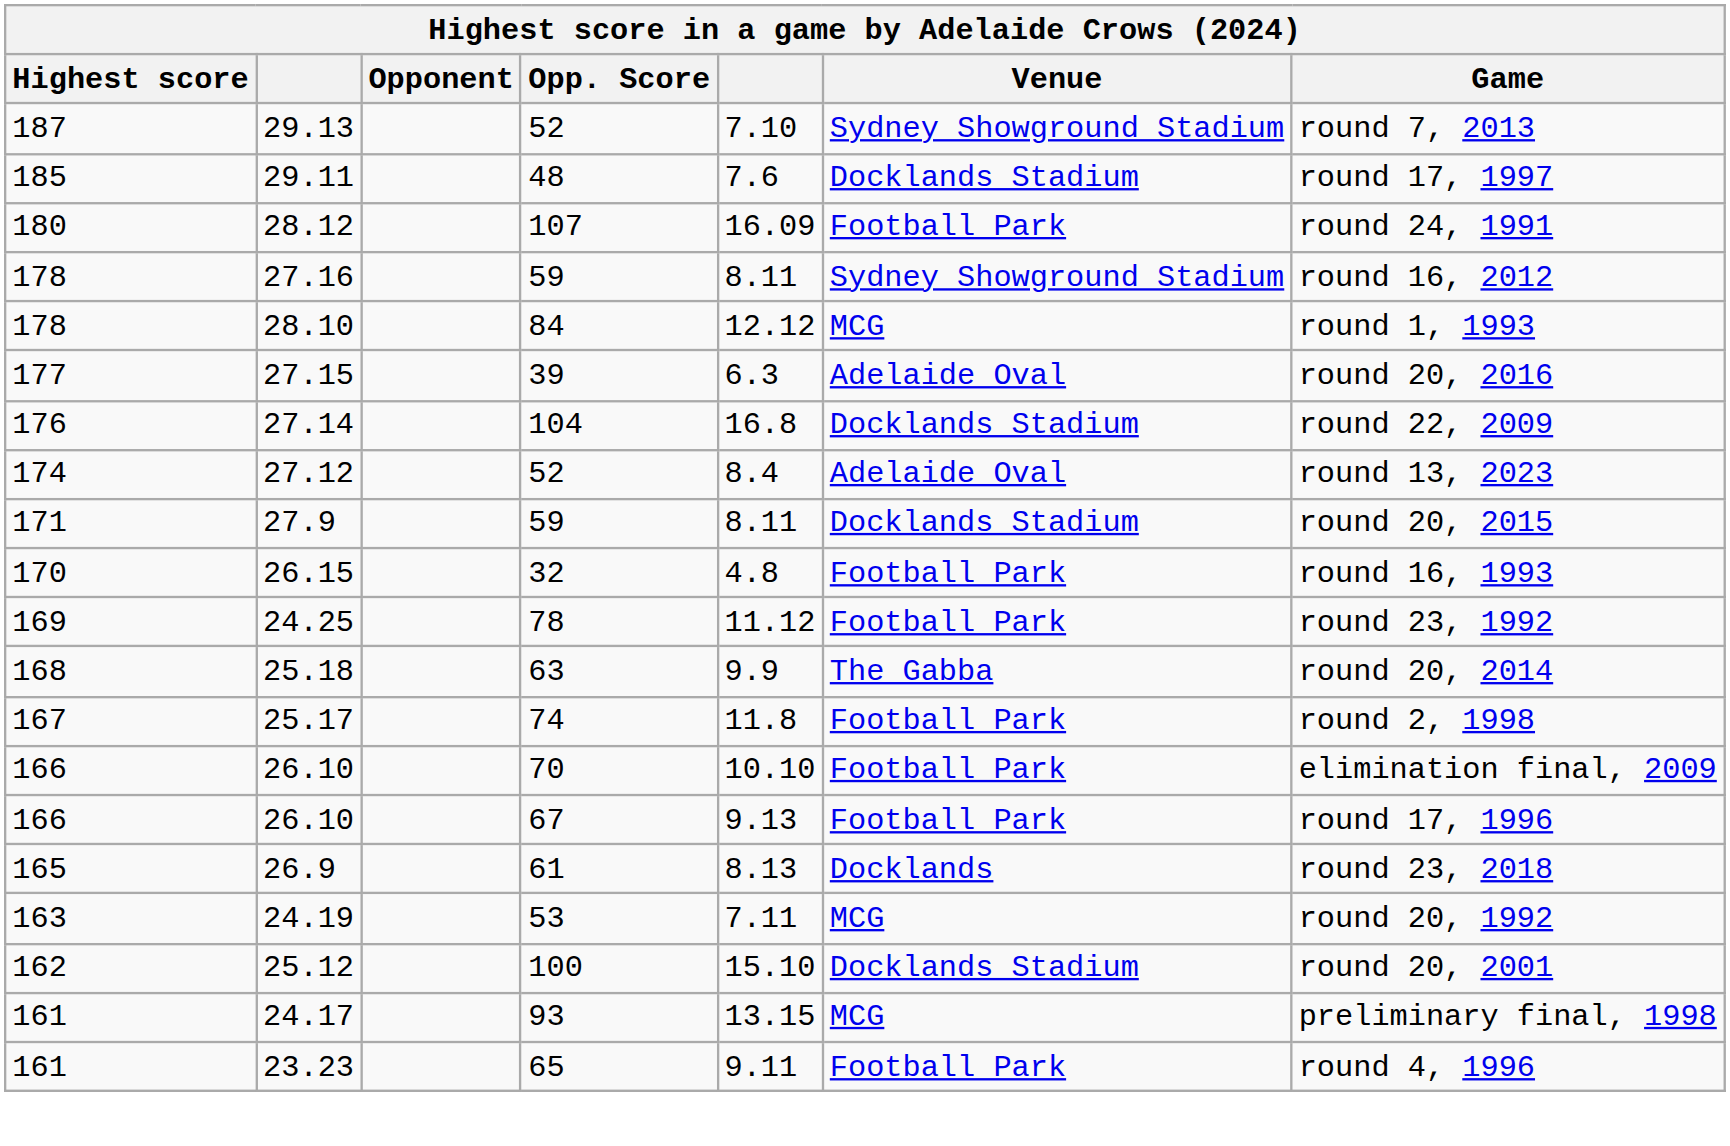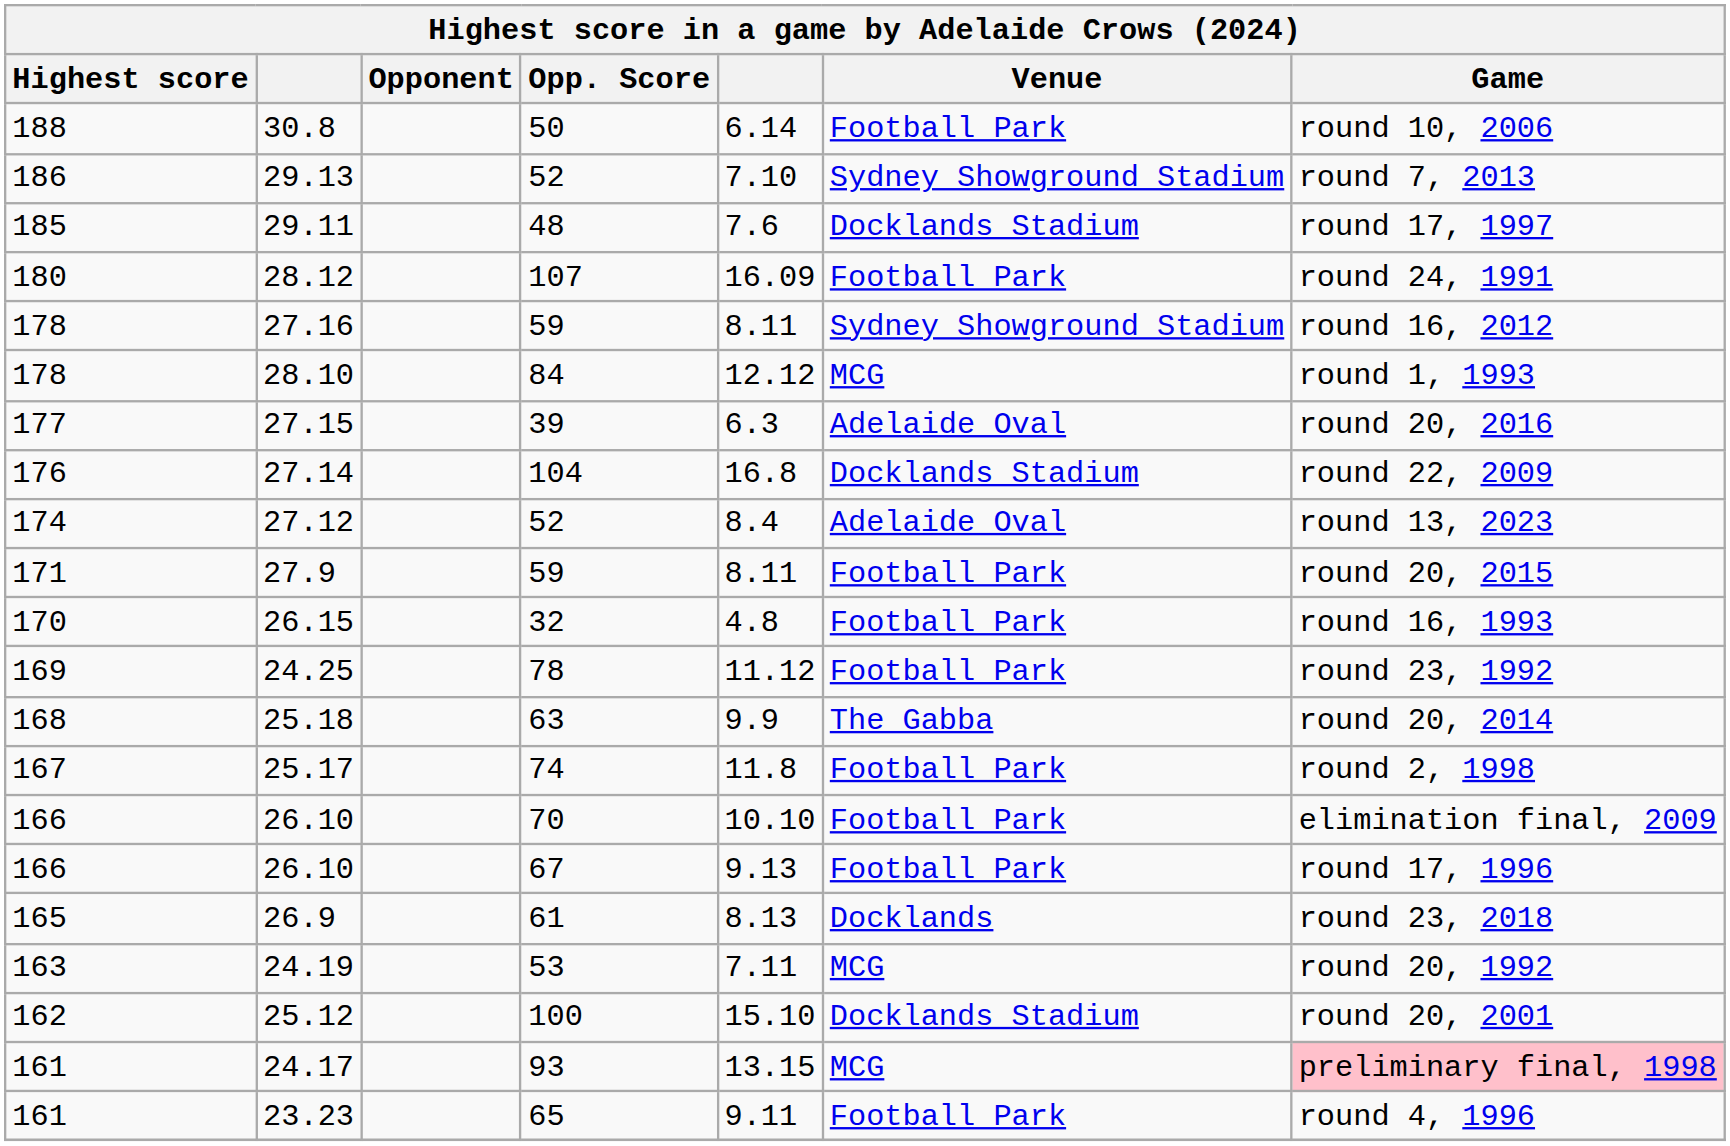+ row: (299, 129)
(40, 129) 187 -> (40, 178) 186
(984, 524) Docklands Stadium -> (948, 573) Football Park
(1508, 1017) no background -> (1508, 1067) pink background
